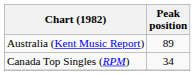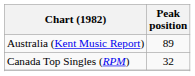(168, 61) 34 -> (168, 61) 32
